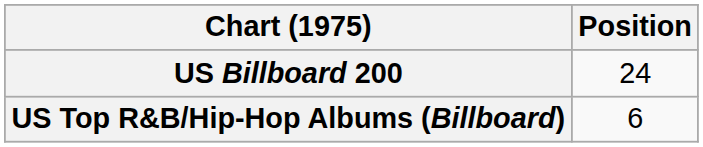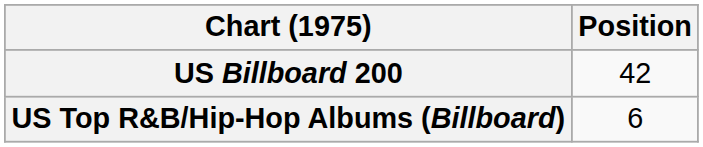(635, 73) 24 -> (635, 73) 42
